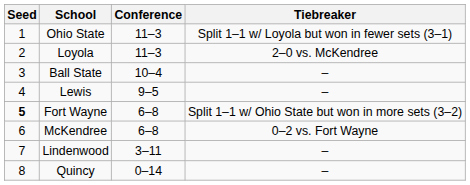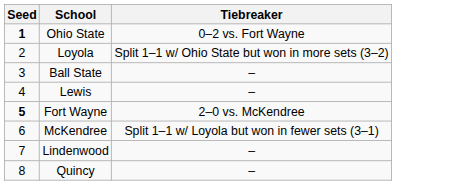- column: (148, 14)
(22, 34) normal -> (22, 34) bold
(325, 34) Split 1–1 w/ Loyola but won in fewer sets (3–1) -> (252, 34) 0–2 vs. Fort Wayne
(325, 53) 2–0 vs. McKendree -> (252, 53) Split 1–1 w/ Ohio State but won in more sets (3–2)
(325, 112) Split 1–1 w/ Ohio State but won in more sets (3–2) -> (252, 112) 2–0 vs. McKendree
(325, 131) 0–2 vs. Fort Wayne -> (252, 131) Split 1–1 w/ Loyola but won in fewer sets (3–1)
